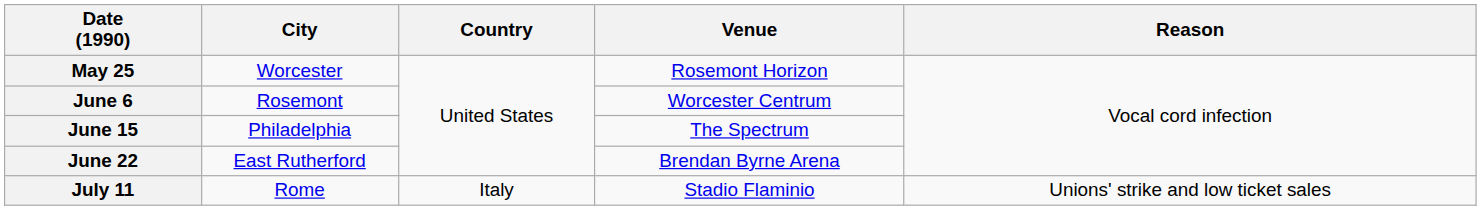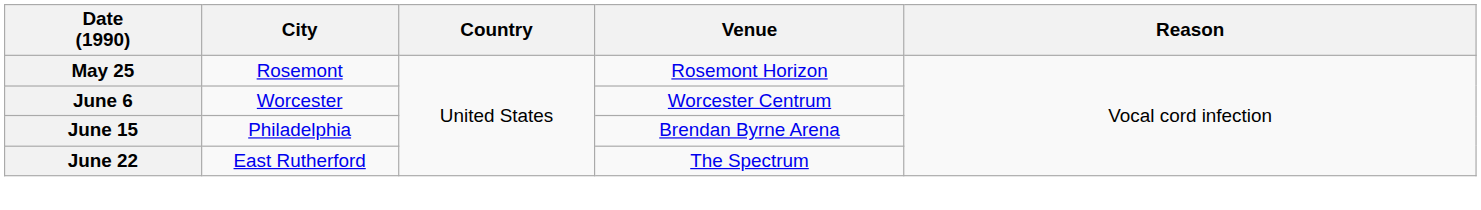(300, 70) Worcester -> (300, 70) Rosemont
(300, 100) Rosemont -> (300, 100) Worcester
(750, 130) The Spectrum -> (750, 130) Brendan Byrne Arena
(750, 160) Brendan Byrne Arena -> (750, 160) The Spectrum
- row: (103, 190)
